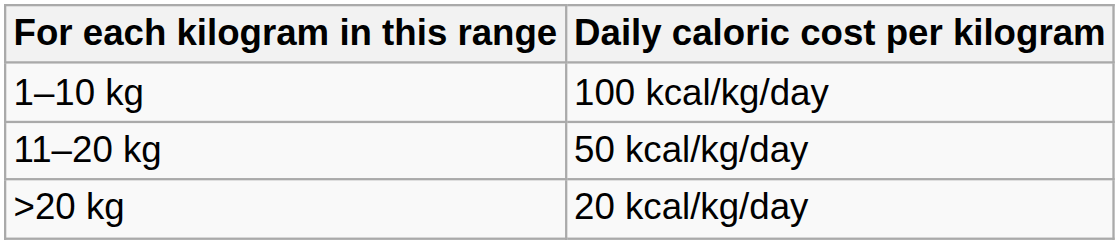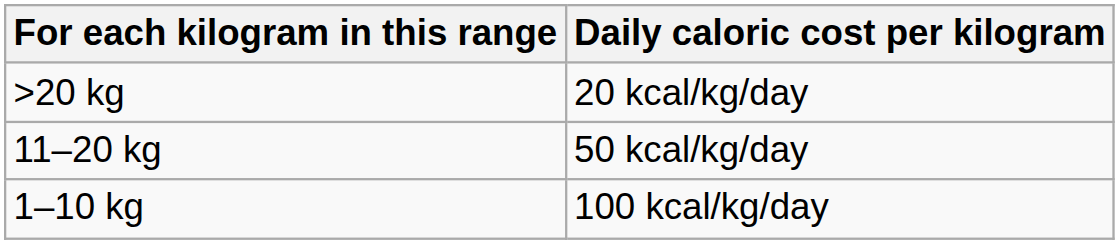rows swapped: (79, 91) <-> (69, 207)
